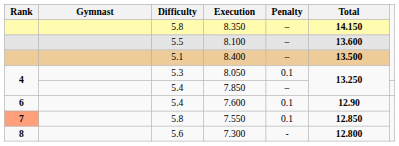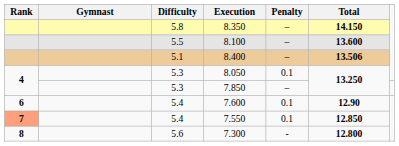(349, 57) 13.500 -> (349, 57) 13.506
(177, 88) 5.4 -> (177, 88) 5.3
(177, 118) 5.8 -> (177, 118) 5.4
